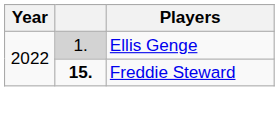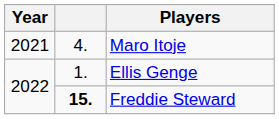+ row: (148, 45)
(81, 45) lightgrey background -> (81, 72) no background
